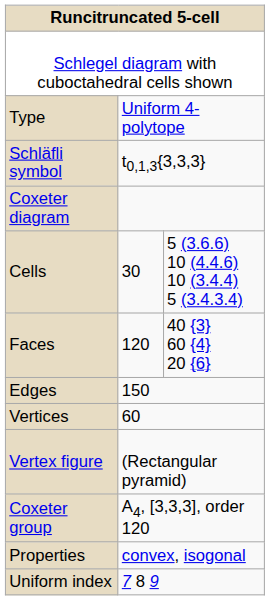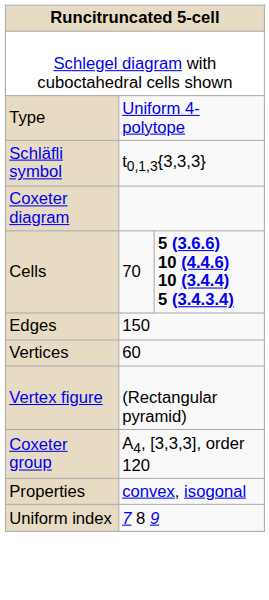(131, 271) 30 -> (131, 271) 70
(205, 271) normal -> (196, 271) bold
- row: (32, 345)
